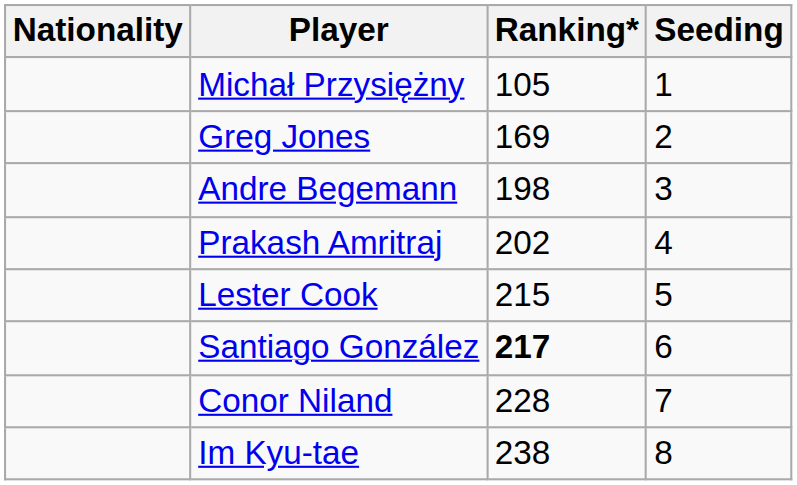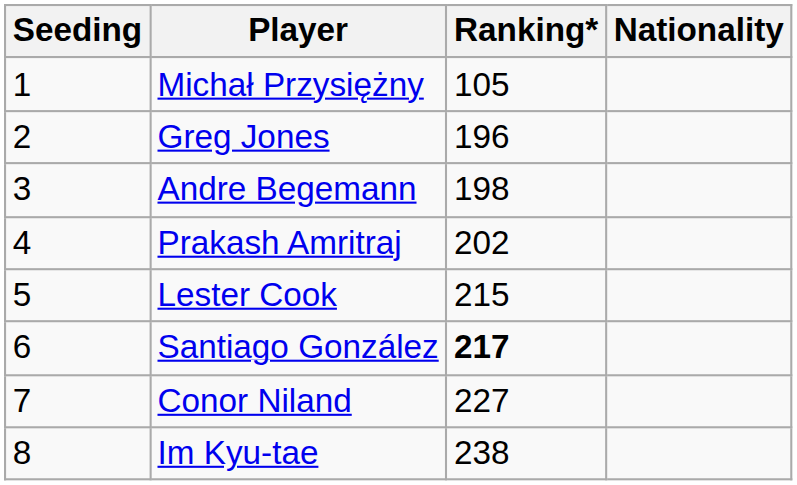columns swapped: (98, 30) <-> (719, 30)
(523, 136) 169 -> (482, 136) 196
(523, 400) 228 -> (482, 400) 227
